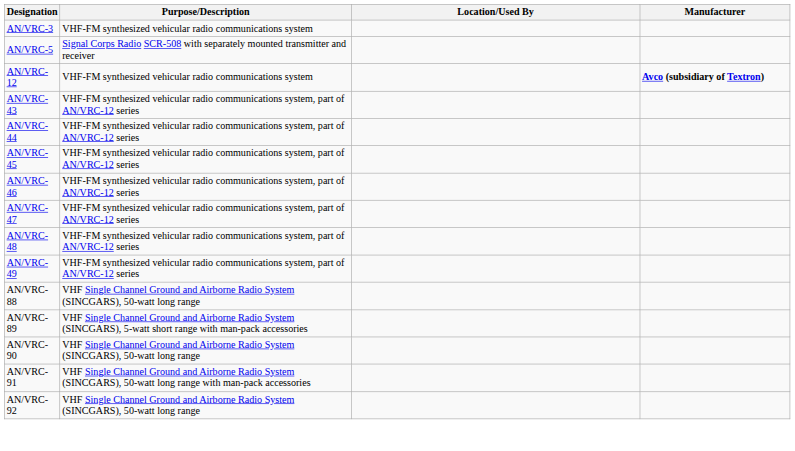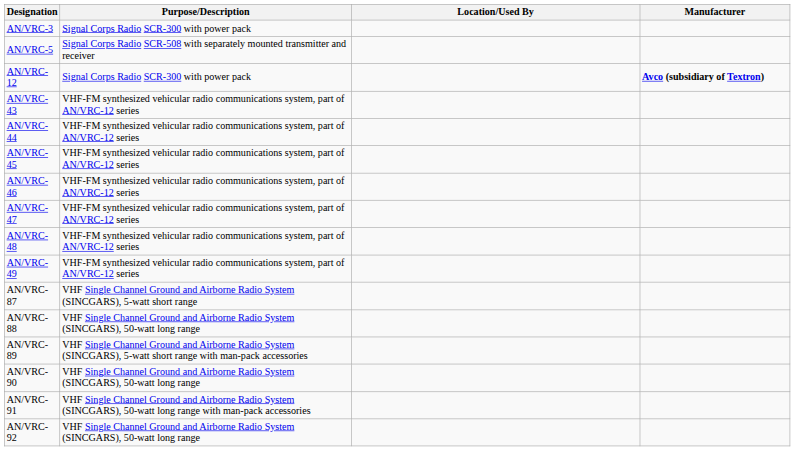(188, 28) VHF-FM synthesized vehicular radio communications system -> (157, 28) Signal Corps Radio SCR-300 with power pack
(188, 77) VHF-FM synthesized vehicular radio communications system -> (157, 77) Signal Corps Radio SCR-300 with power pack
+ row: (27, 296)
